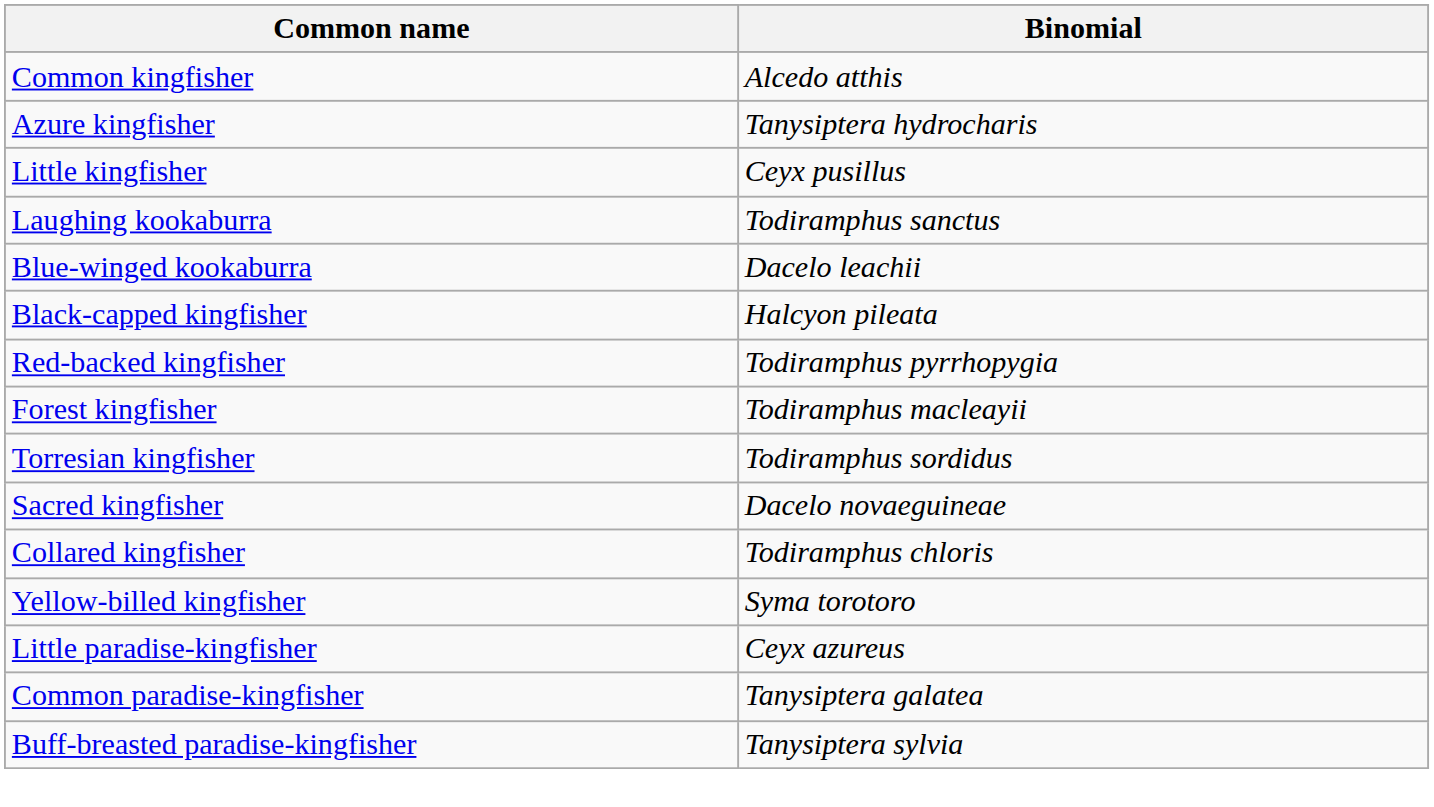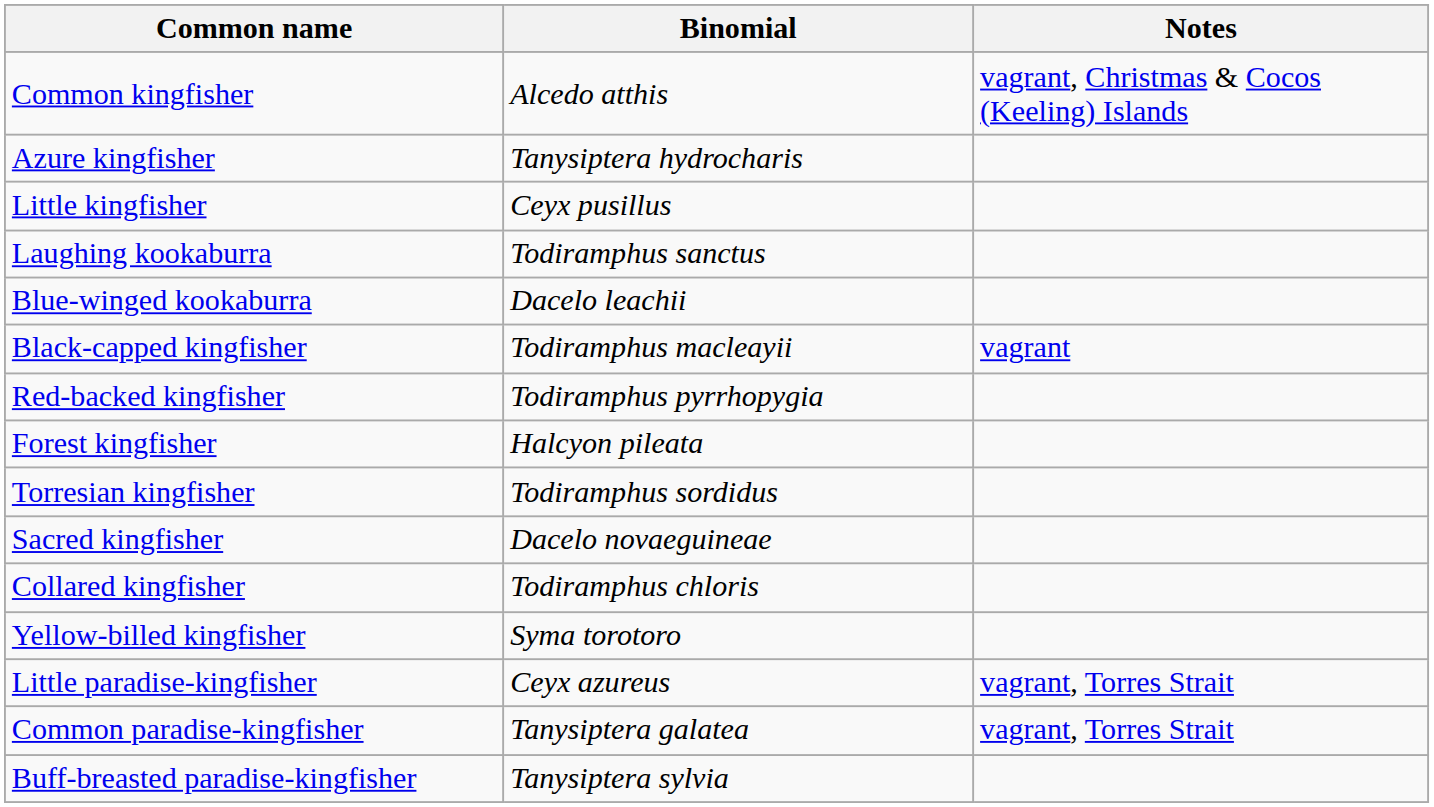+ column: (1201, 28)
(841, 314) Halcyon pileata -> (651, 348) Todiramphus macleayii
(886, 409) Todiramphus macleayii -> (607, 443) Halcyon pileata
